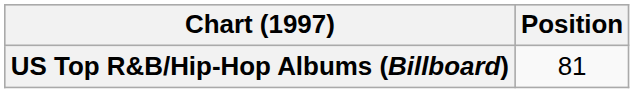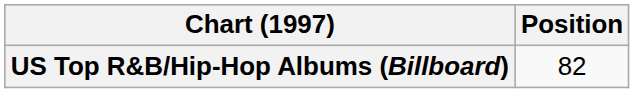(572, 66) 81 -> (572, 66) 82
